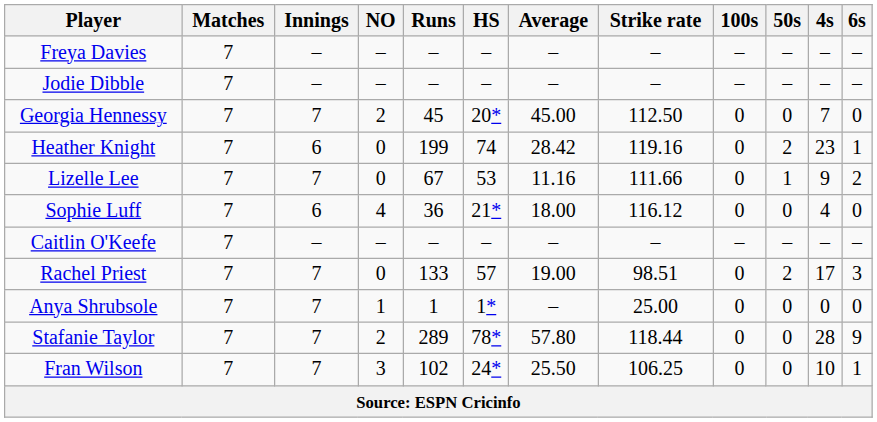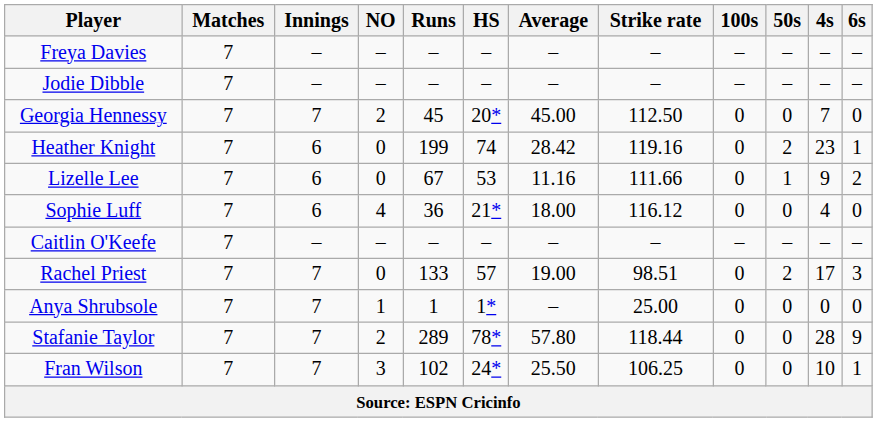(316, 178) 7 -> (316, 178) 6
